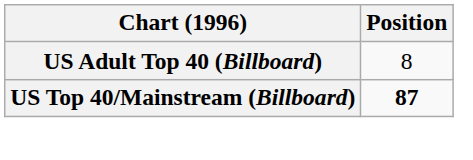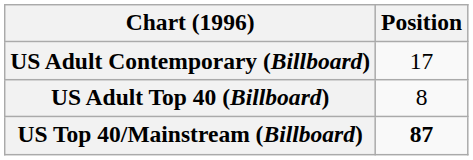+ row: (190, 60)
